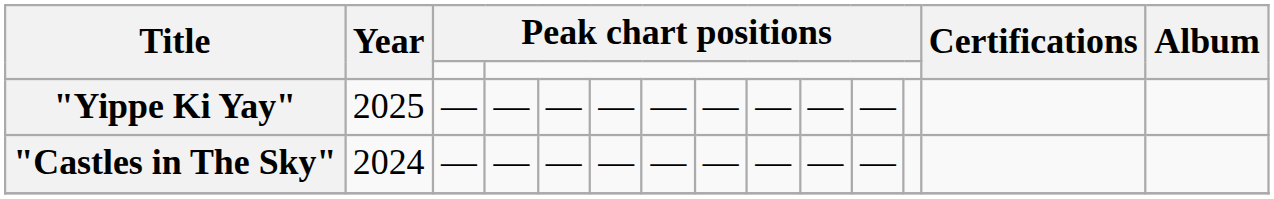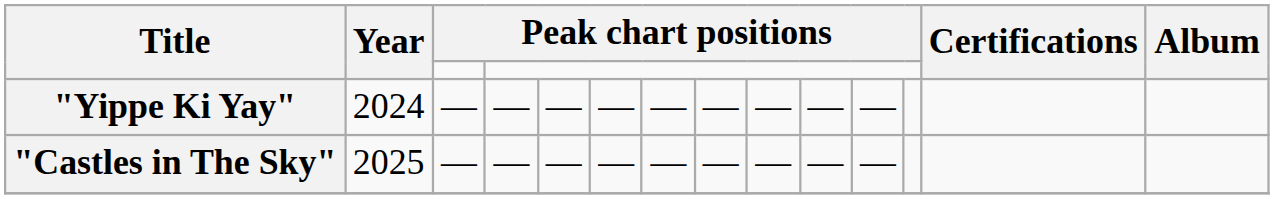(389, 106) 2025 -> (389, 106) 2024
(389, 163) 2024 -> (389, 163) 2025
